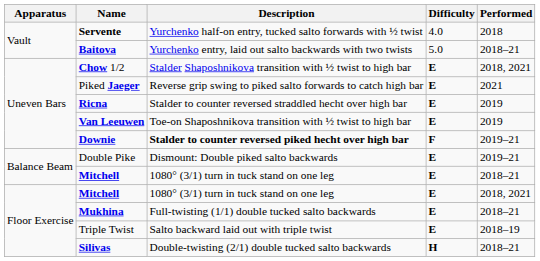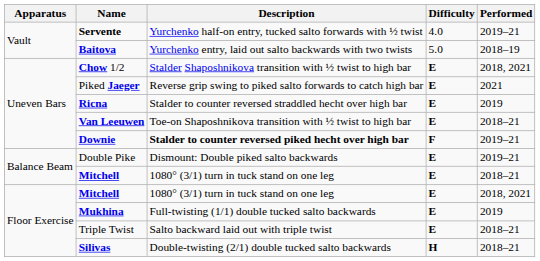(491, 31) 2018 -> (500, 31) 2019–21
(500, 49) 2018–21 -> (500, 49) 2018–19
(491, 121) 2019 -> (500, 121) 2018–21
(500, 211) 2018–21 -> (491, 211) 2019
(500, 229) 2018–19 -> (500, 229) 2018–21
